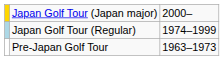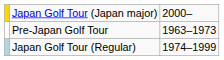rows swapped: (74, 30) <-> (60, 47)
